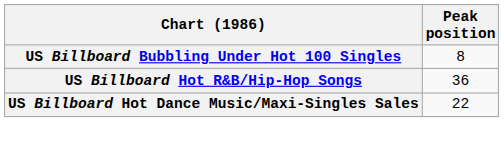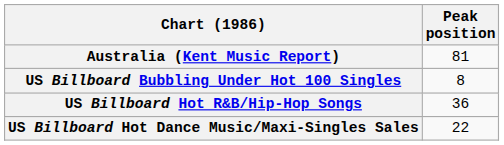+ row: (213, 57)
